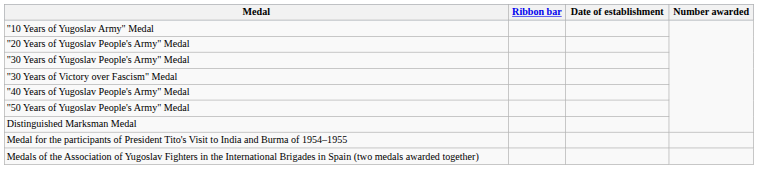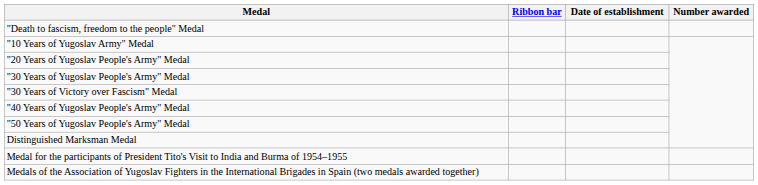+ row: (105, 28)
